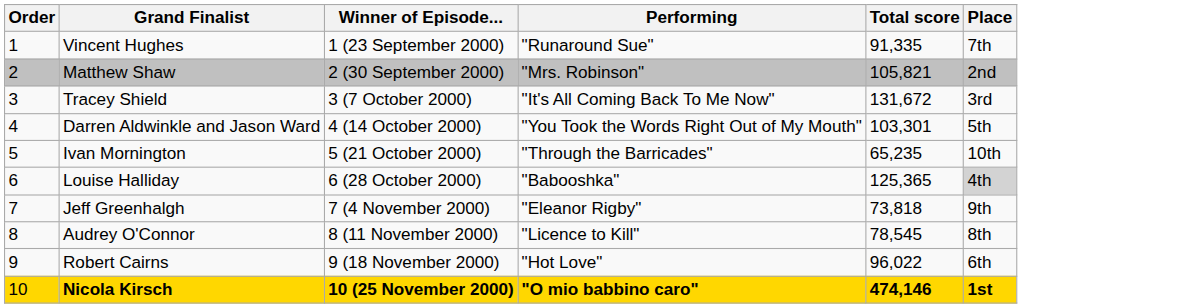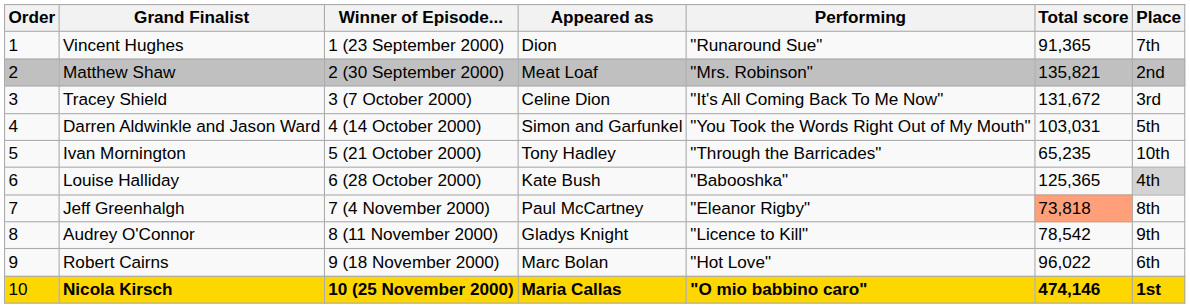+ column: (602, 18)
(896, 45) 91,335 -> (1065, 45) 91,365
(901, 72) 105,821 -> (1069, 72) 135,821
(901, 126) 103,301 -> (1069, 126) 103,031
(896, 208) no background -> (1065, 208) lightsalmon background
(980, 208) 9th -> (1148, 208) 8th
(896, 235) 78,545 -> (1065, 235) 78,542
(980, 235) 8th -> (1148, 235) 9th
